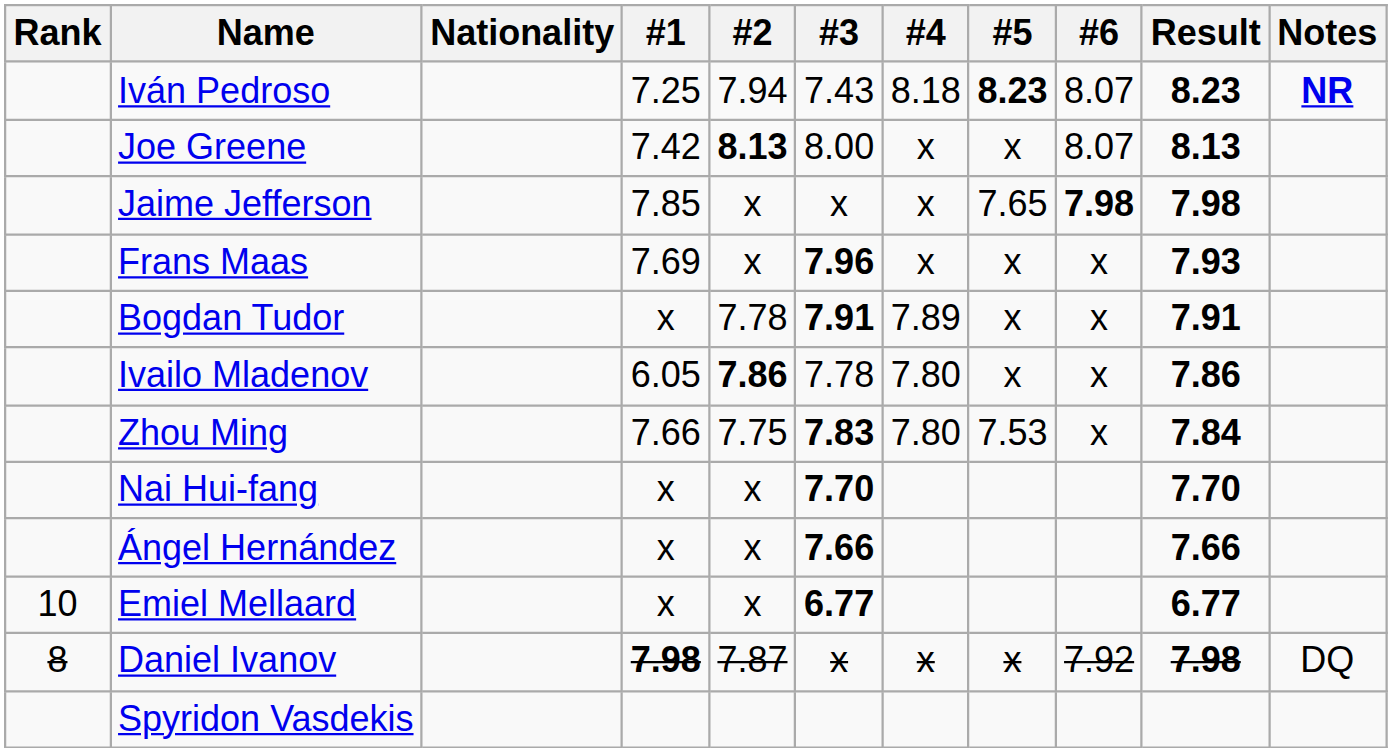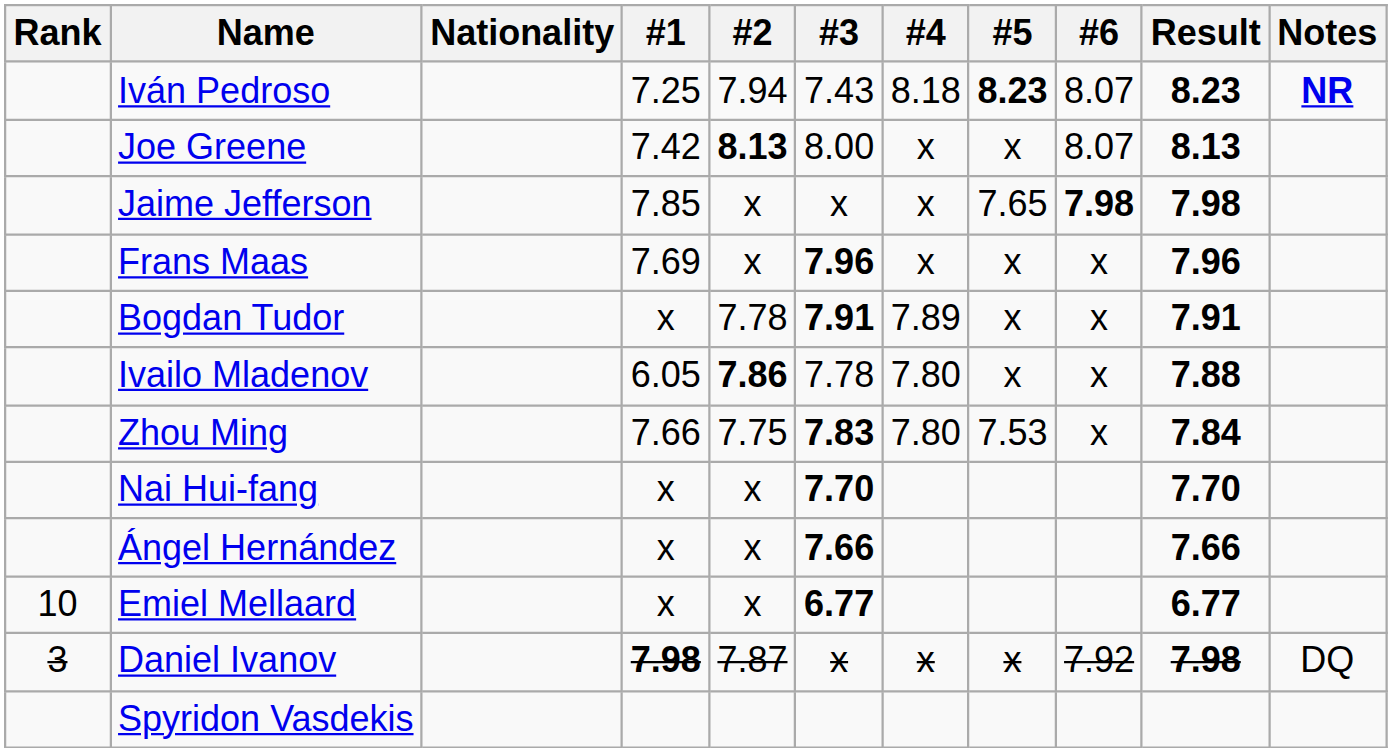(1206, 261) 7.93 -> (1206, 261) 7.96
(1206, 375) 7.86 -> (1206, 375) 7.88
(57, 661) 8 -> (57, 661) 3
